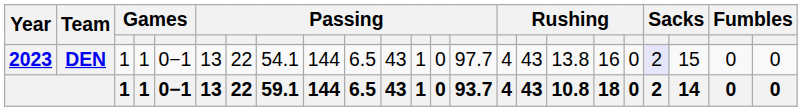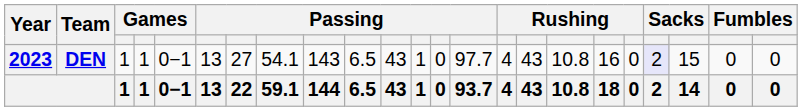(242, 59) 22 -> (242, 59) 27
(324, 59) 144 -> (324, 59) 143
(570, 59) 13.8 -> (570, 59) 10.8
